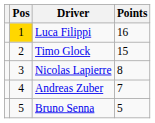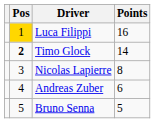(21, 51) normal -> (21, 51) bold
(123, 51) 15 -> (123, 51) 14
(120, 88) 7 -> (120, 88) 6
